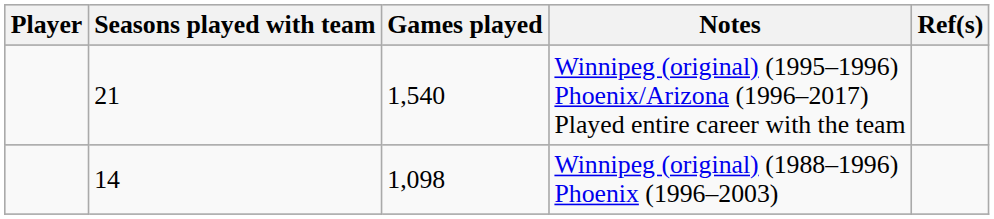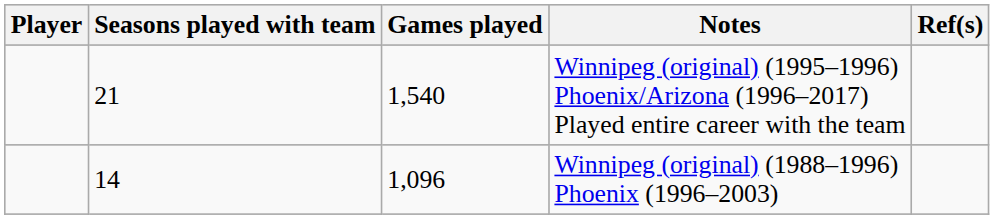(416, 179) 1,098 -> (416, 179) 1,096
